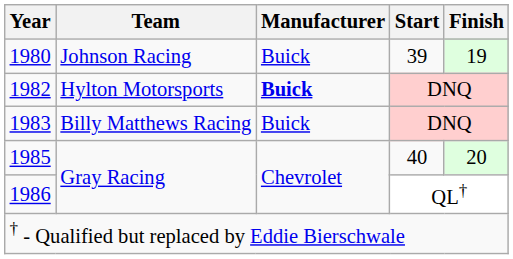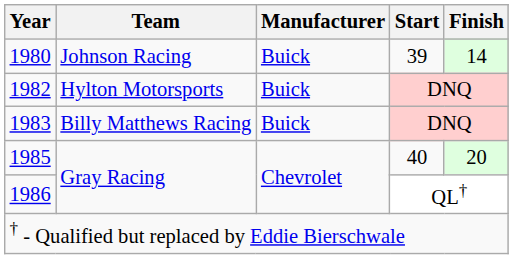(476, 55) 19 -> (476, 55) 14
(287, 89) bold -> (285, 89) normal
